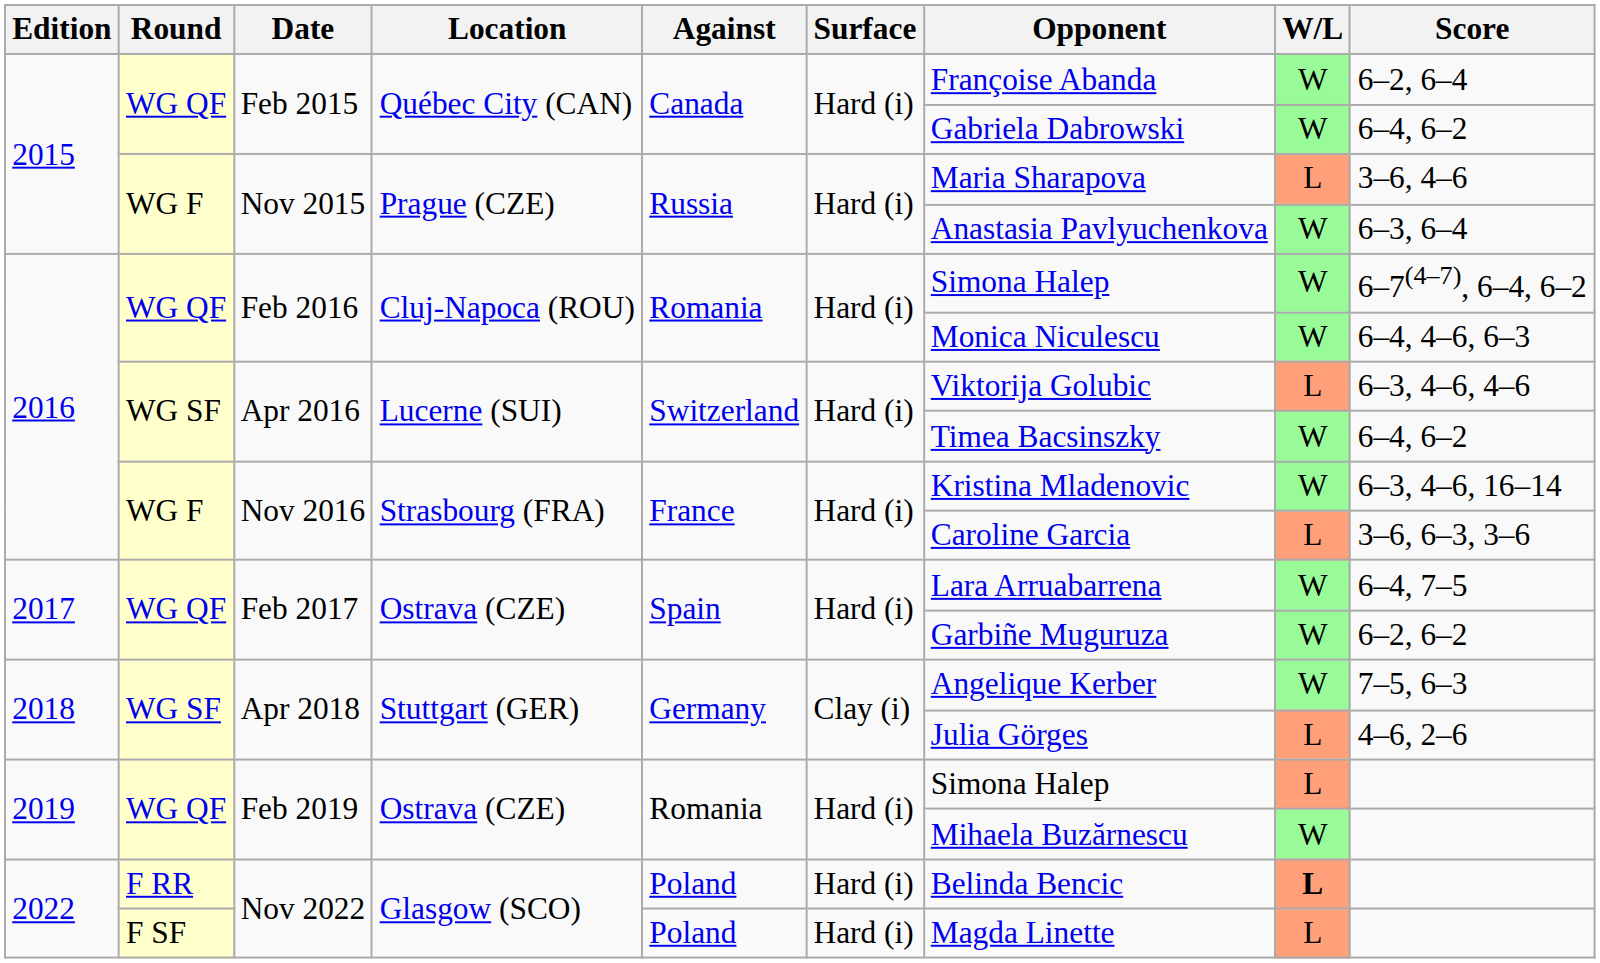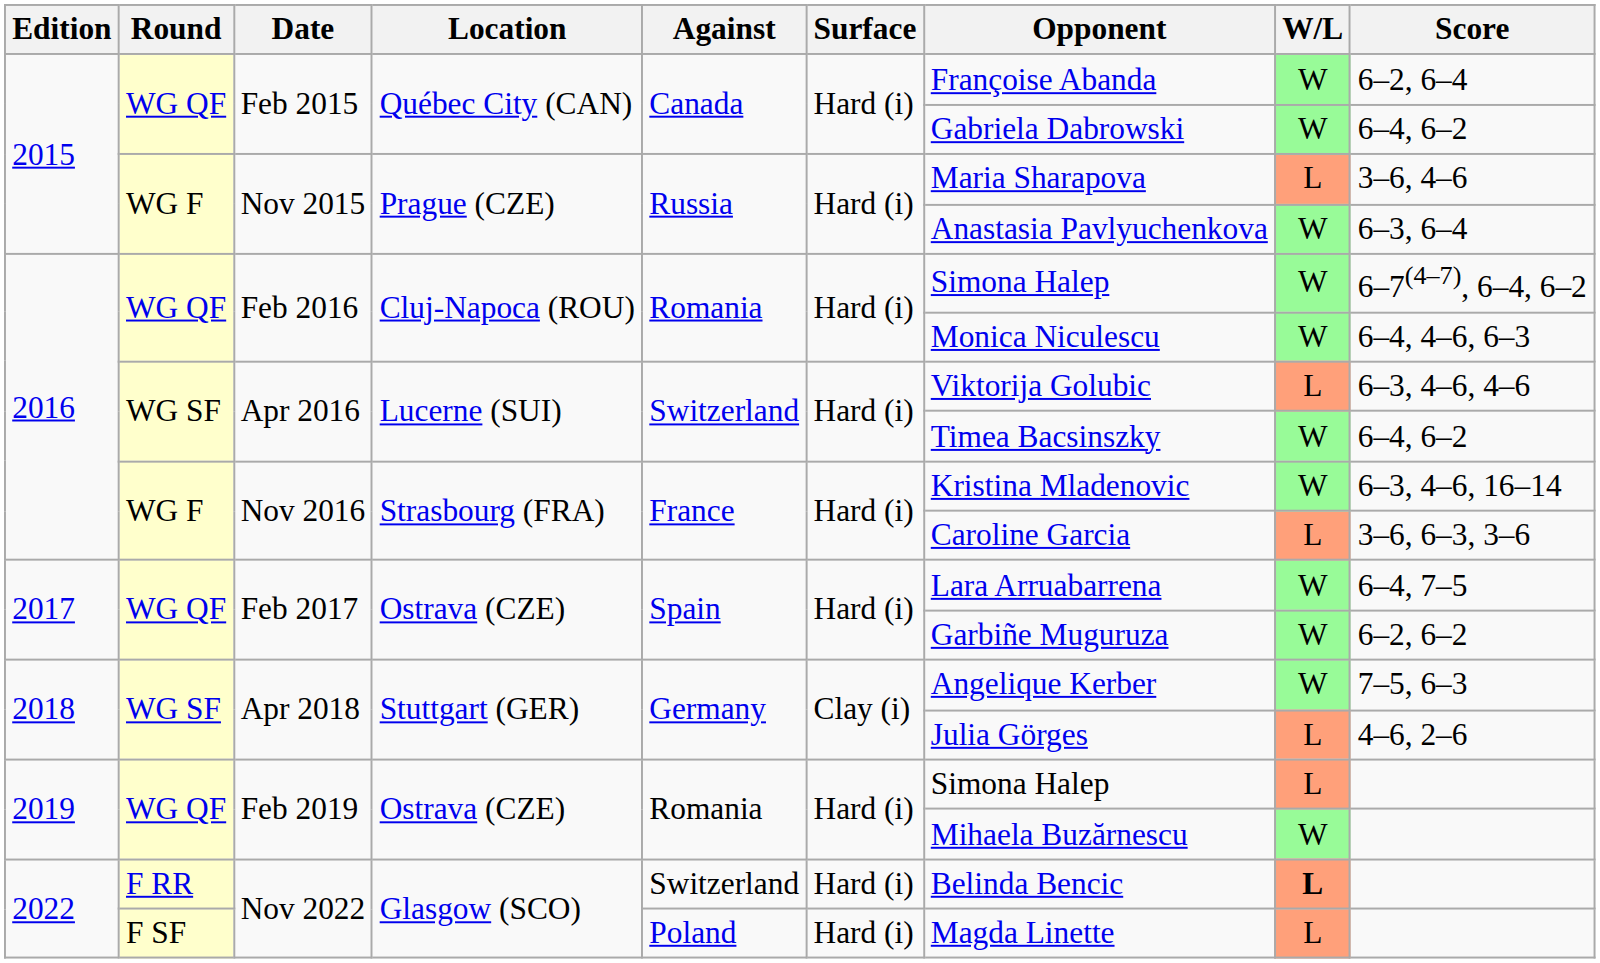(693, 883) Poland -> (724, 883) Switzerland
